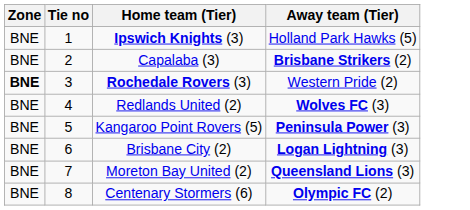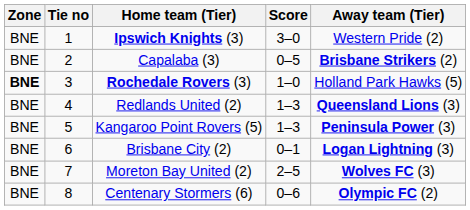+ column: (288, 15)
(343, 37) Holland Park Hawks (5) -> (388, 37) Western Pride (2)
(343, 82) Western Pride (2) -> (388, 82) Holland Park Hawks (5)
(343, 104) Wolves FC (3) -> (388, 104) Queensland Lions (3)
(343, 171) Queensland Lions (3) -> (388, 171) Wolves FC (3)
